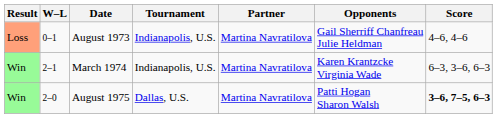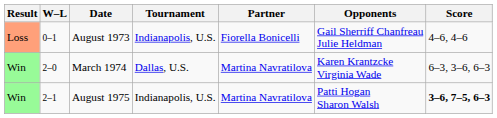(266, 37) Martina Navratilova -> (260, 37) Fiorella Bonicelli
(50, 68) 2–1 -> (50, 68) 2–0
(175, 67) Indianapolis, U.S. -> (162, 67) Dallas, U.S.
(50, 98) 2–0 -> (50, 98) 2–1
(162, 98) Dallas, U.S. -> (175, 98) Indianapolis, U.S.
